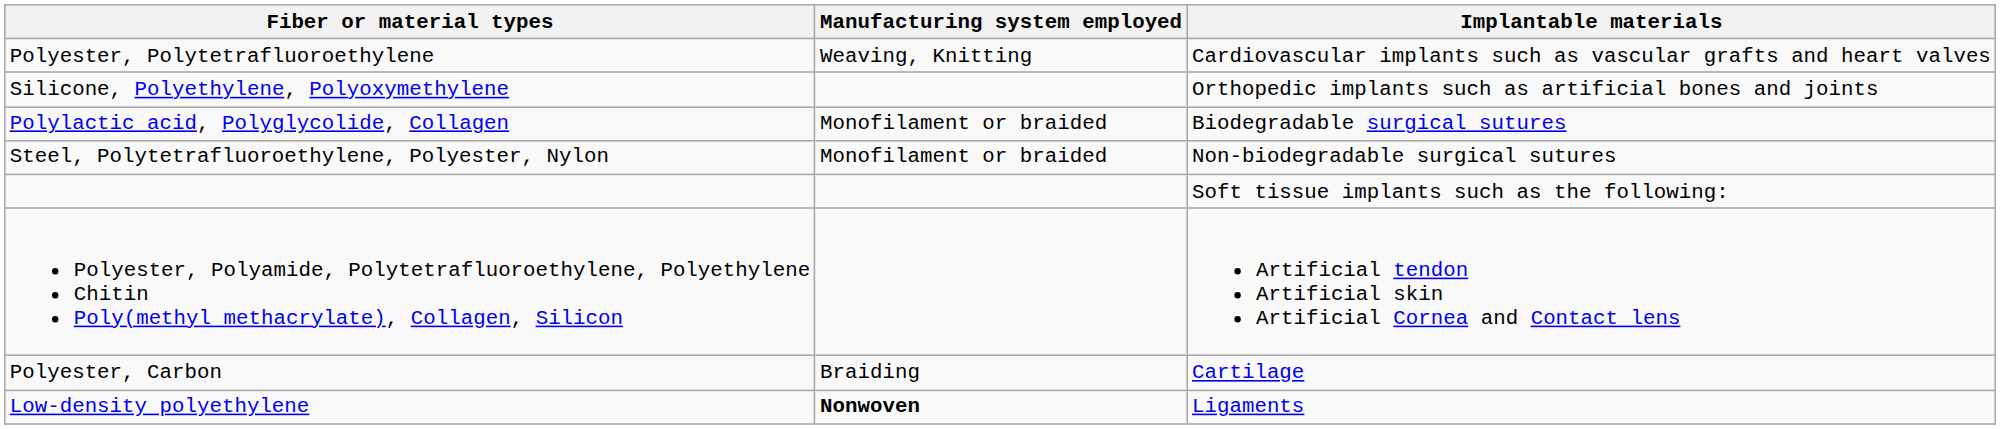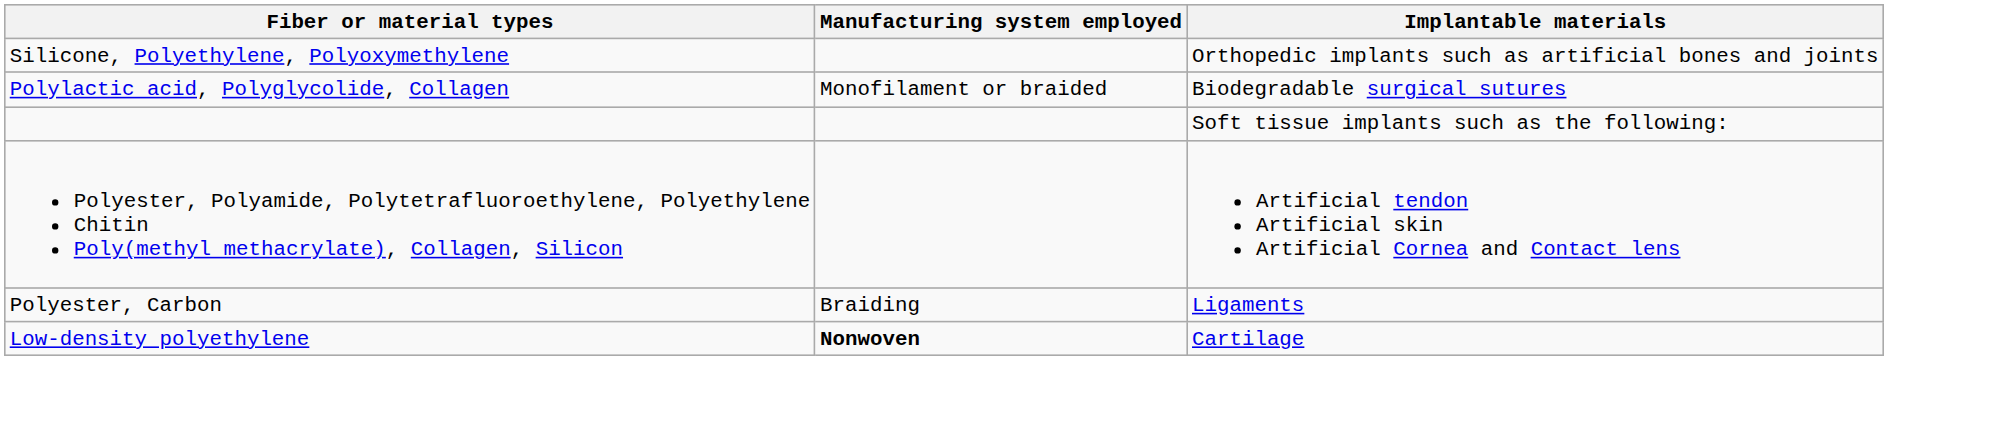- row: (222, 56)
- row: (309, 157)
(1248, 373) Cartilage -> (1248, 305) Ligaments
(1248, 407) Ligaments -> (1248, 339) Cartilage
